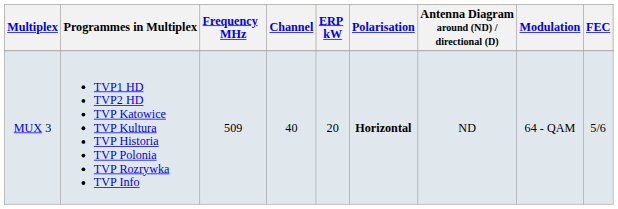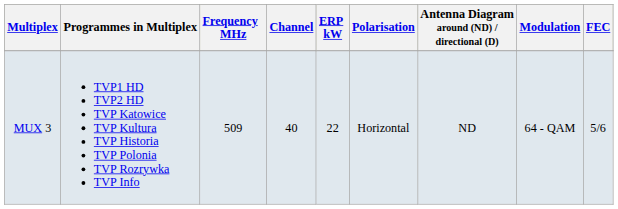(333, 127) 20 -> (333, 127) 22
(383, 127) bold -> (383, 127) normal
